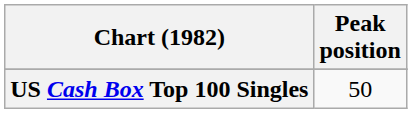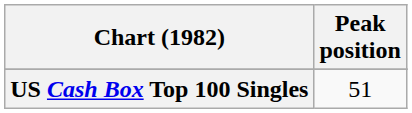(360, 88) 50 -> (360, 88) 51
